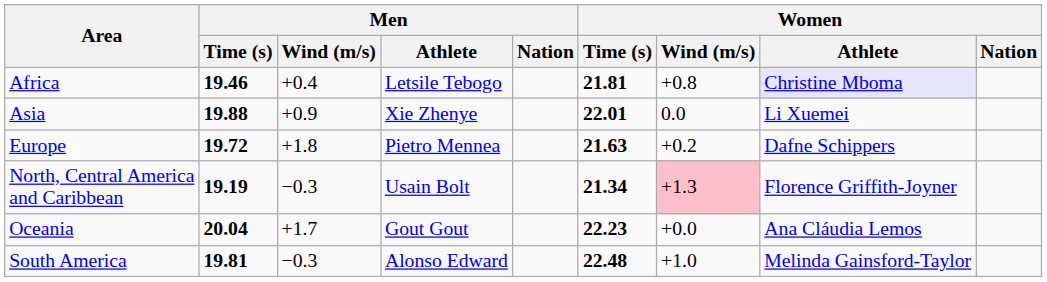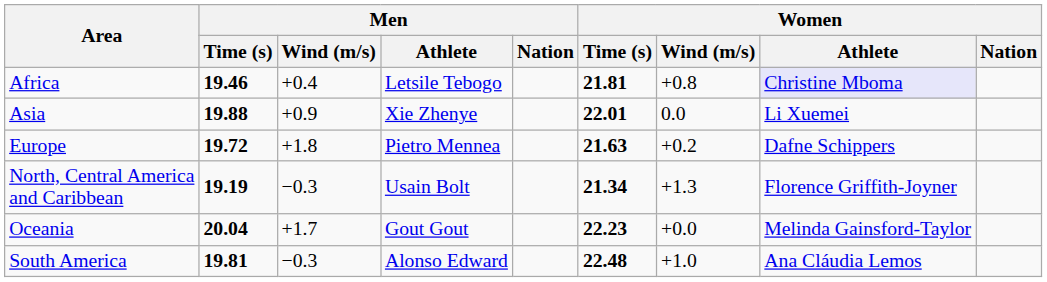(679, 187) pink background -> (679, 187) no background
(843, 229) Ana Cláudia Lemos -> (868, 229) Melinda Gainsford-Taylor
(868, 260) Melinda Gainsford-Taylor -> (843, 260) Ana Cláudia Lemos
